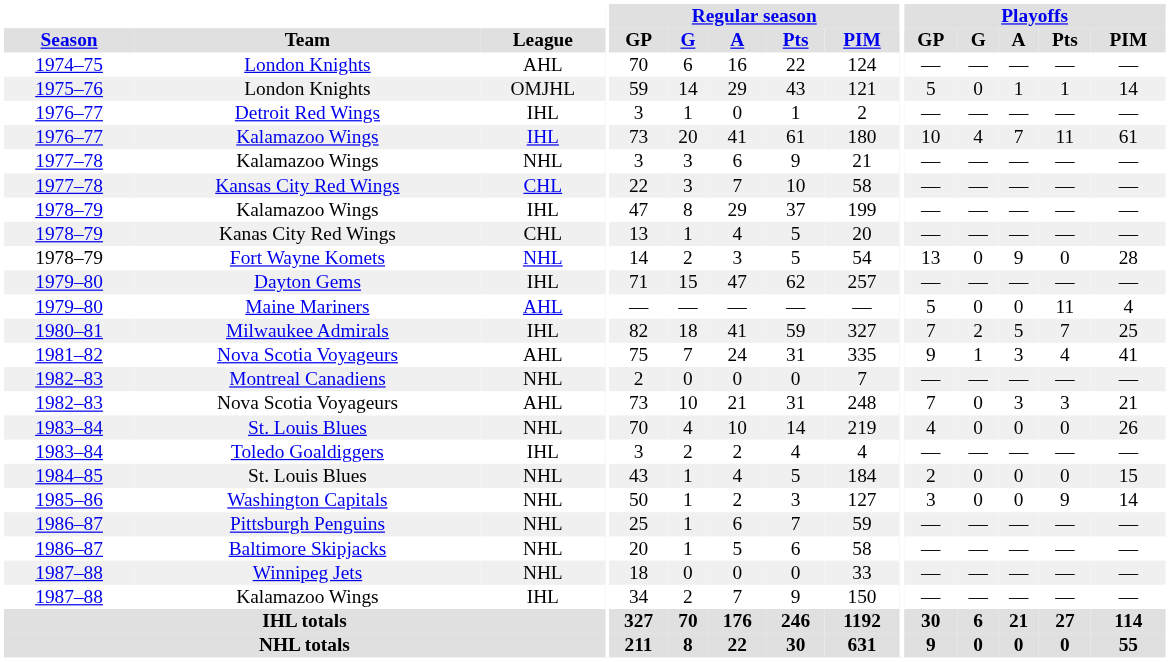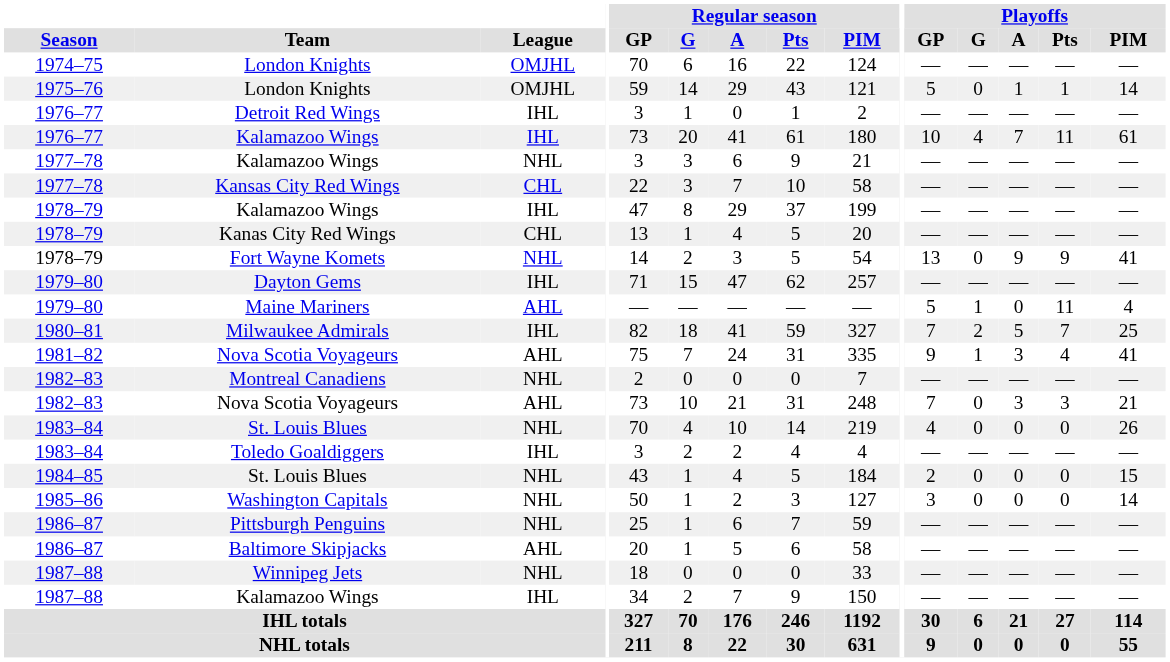(543, 64) AHL -> (543, 64) OMJHL
(1065, 257) 0 -> (1065, 257) 9
(1128, 257) 28 -> (1128, 257) 41
(978, 306) 0 -> (978, 306) 1
(1065, 499) 9 -> (1065, 499) 0
(543, 548) NHL -> (543, 548) AHL
